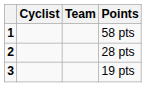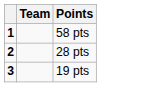- column: (39, 14)
